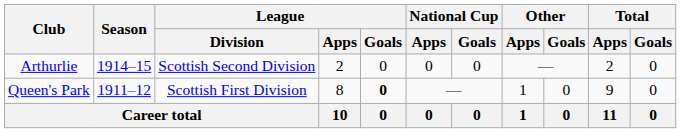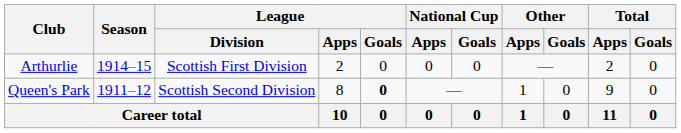(237, 66) Scottish Second Division -> (237, 66) Scottish First Division
(237, 90) Scottish First Division -> (237, 90) Scottish Second Division
